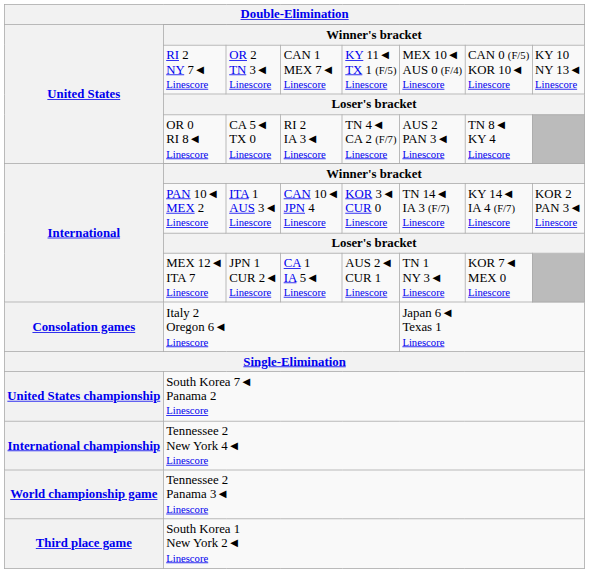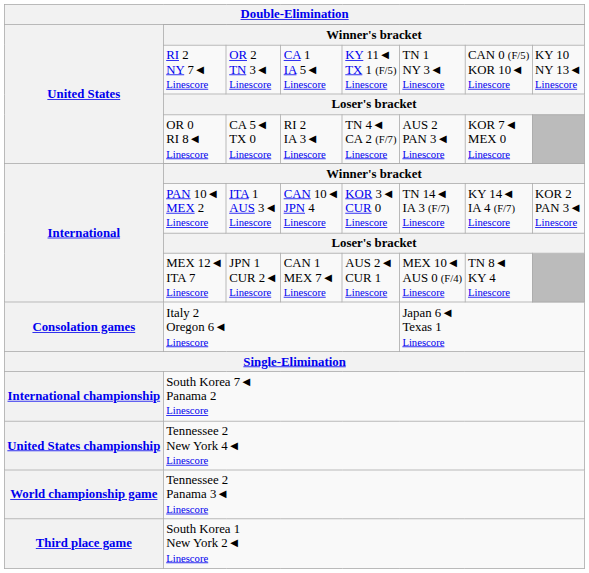(309, 69) CAN 1 MEX 7◄ Linescore -> (305, 69) CA 1 IA 5◄ Linescore
(432, 69) MEX 10◄ AUS 0 (F/4) Linescore -> (423, 69) TN 1 NY 3◄ Linescore
(489, 139) TN 8◄ KY 4 Linescore -> (493, 139) KOR 7◄ MEX 0 Linescore
(305, 277) CA 1 IA 5◄ Linescore -> (309, 277) CAN 1 MEX 7◄ Linescore
(423, 277) TN 1 NY 3◄ Linescore -> (432, 277) MEX 10◄ AUS 0 (F/4) Linescore
(493, 277) KOR 7◄ MEX 0 Linescore -> (489, 277) TN 8◄ KY 4 Linescore
(84, 396) United States championship -> (84, 396) International championship
(84, 445) International championship -> (84, 445) United States championship
